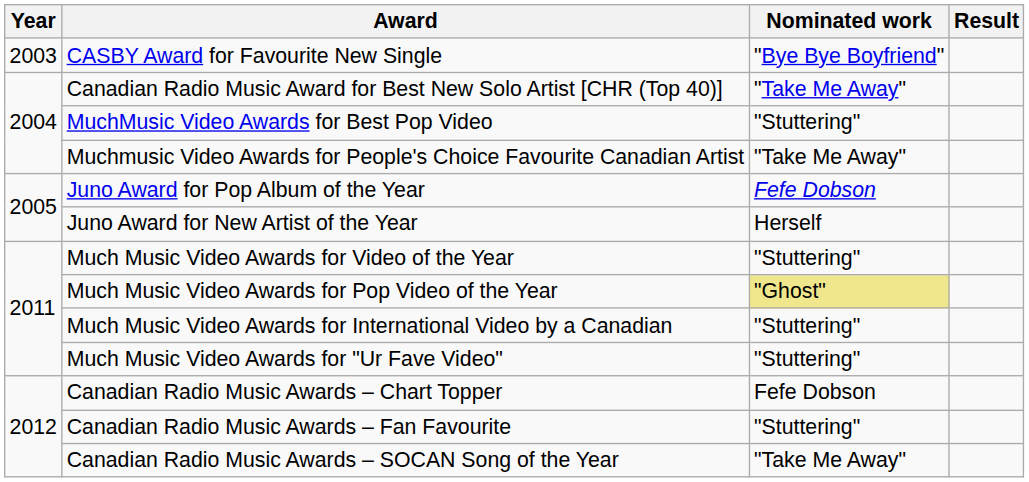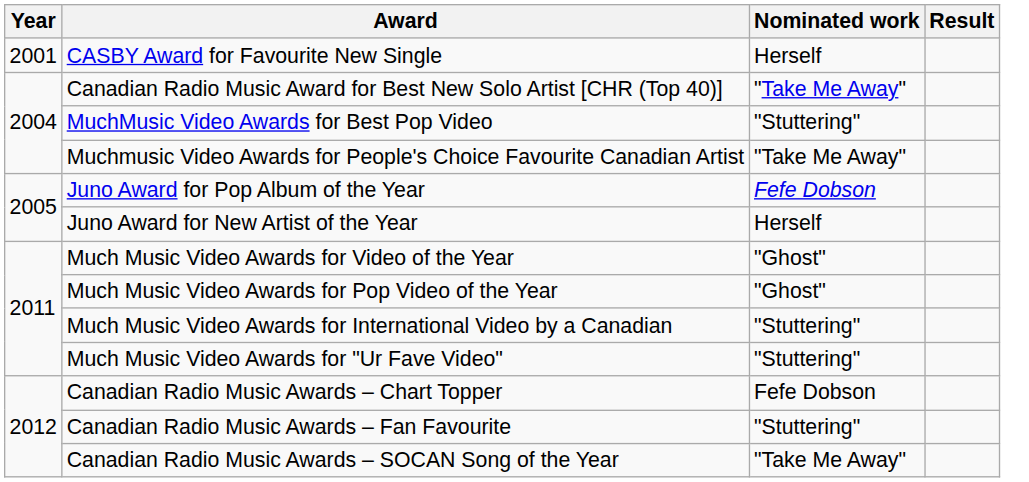(33, 55) 2003 -> (33, 55) 2001
(849, 55) "Bye Bye Boyfriend" -> (788, 55) Herself
(807, 257) "Stuttering" -> (790, 257) "Ghost"
(790, 291) khaki background -> (790, 291) no background
